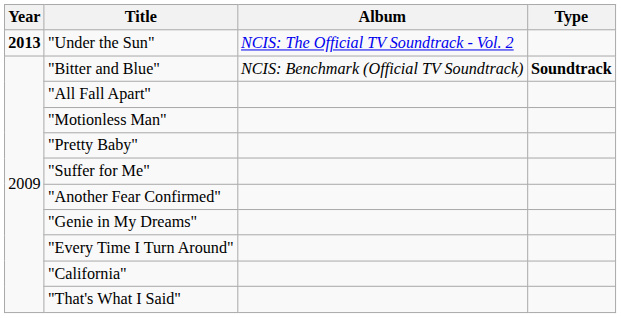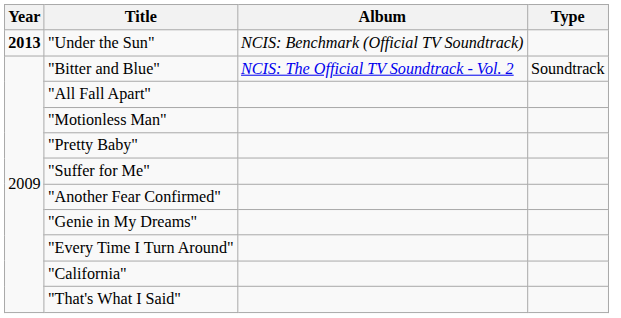(377, 42) NCIS: The Official TV Soundtrack - Vol. 2 -> (382, 42) NCIS: Benchmark (Official TV Soundtrack)
(382, 68) NCIS: Benchmark (Official TV Soundtrack) -> (377, 68) NCIS: The Official TV Soundtrack - Vol. 2
(571, 68) bold -> (568, 68) normal
